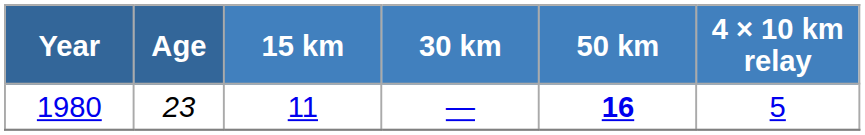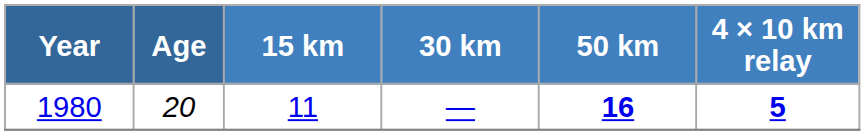(179, 107) 23 -> (179, 107) 20
(778, 107) normal -> (778, 107) bold
